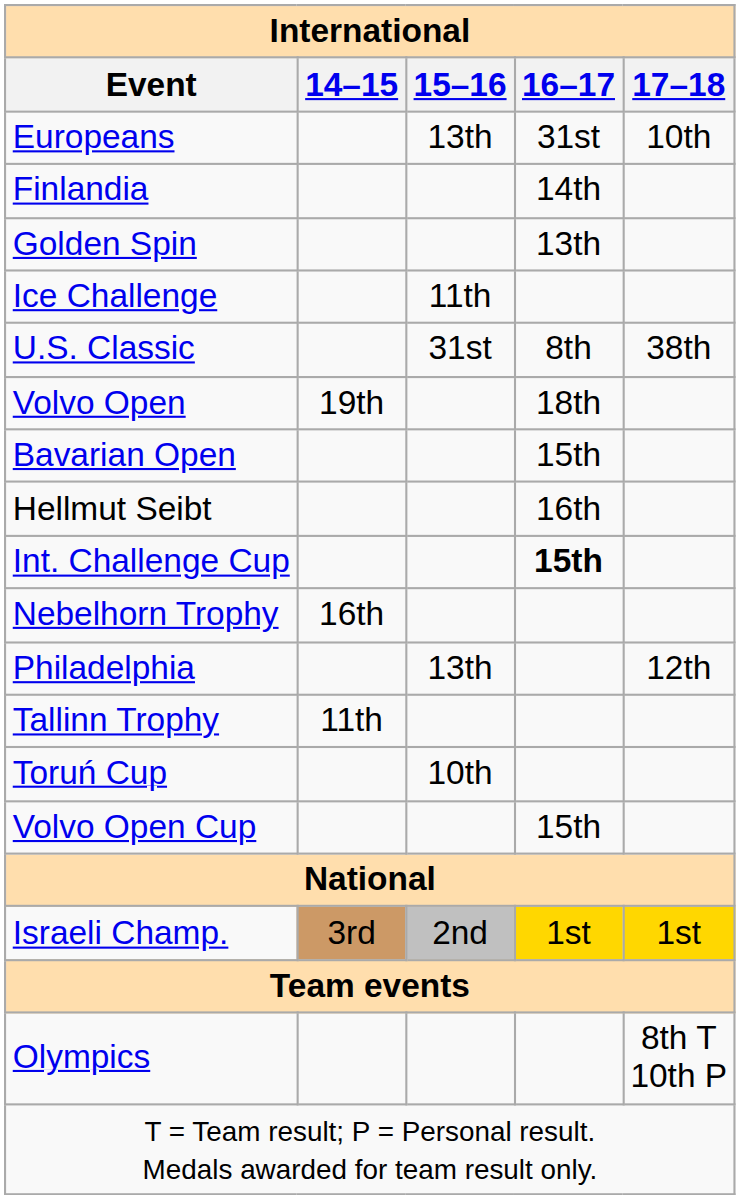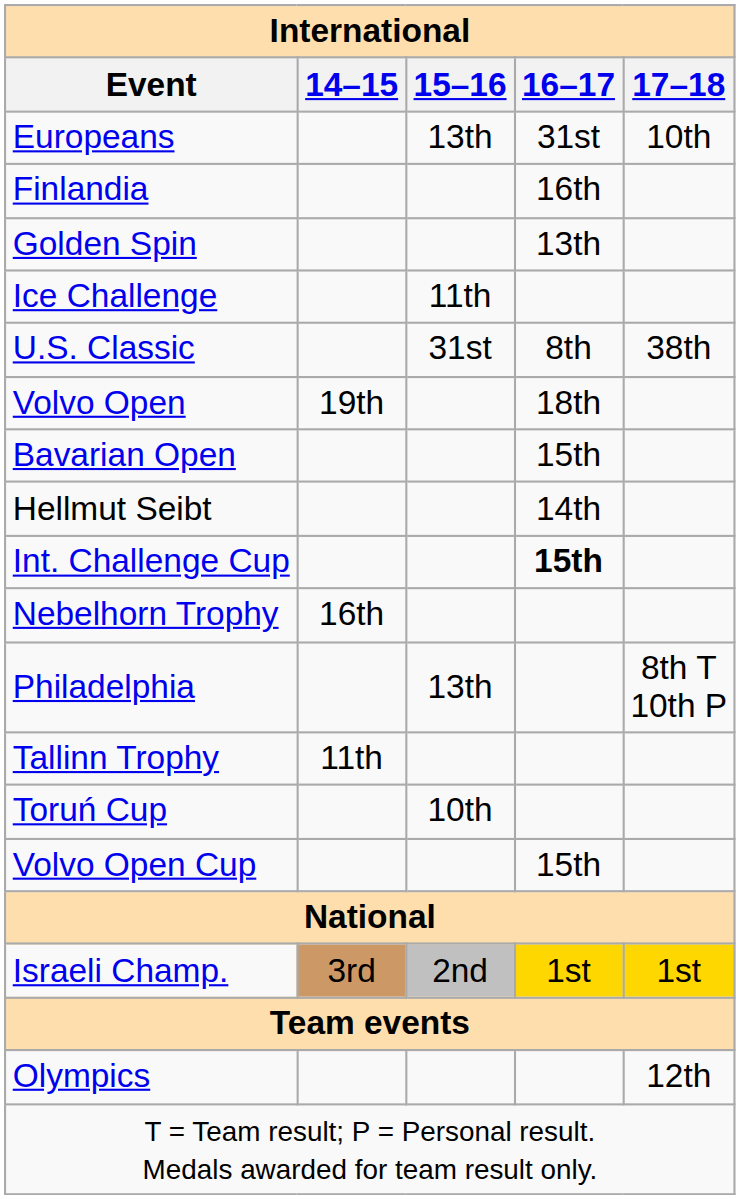(568, 190) 14th -> (568, 190) 16th
(568, 508) 16th -> (568, 508) 14th
(679, 667) 12th -> (679, 686) 8th T 10th P
(679, 1057) 8th T 10th P -> (679, 1076) 12th
